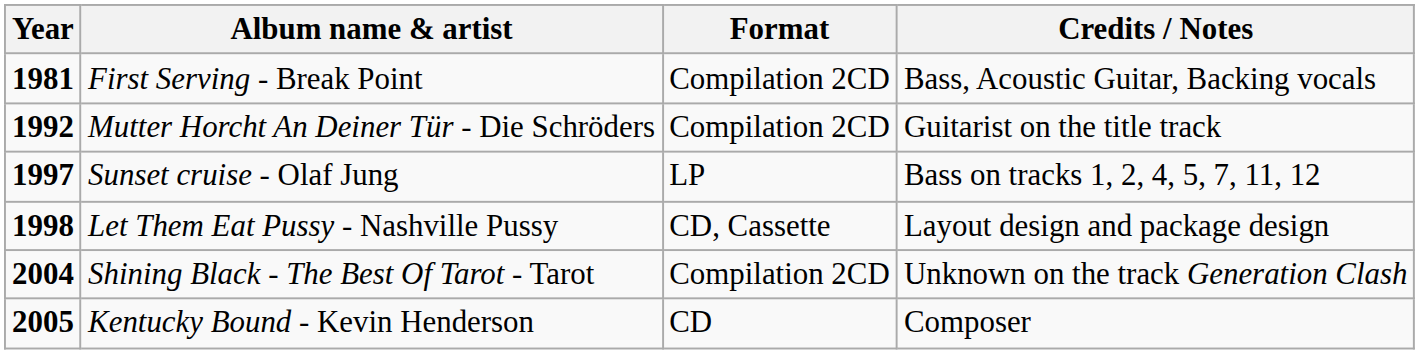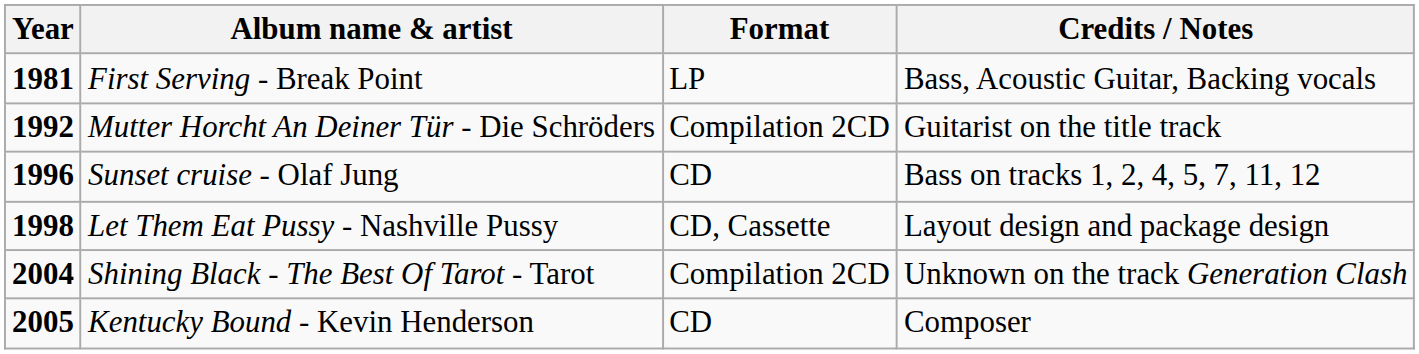(779, 77) Compilation 2CD -> (687, 77) LP
(43, 175) 1997 -> (43, 175) 1996
(687, 175) LP -> (691, 175) CD
